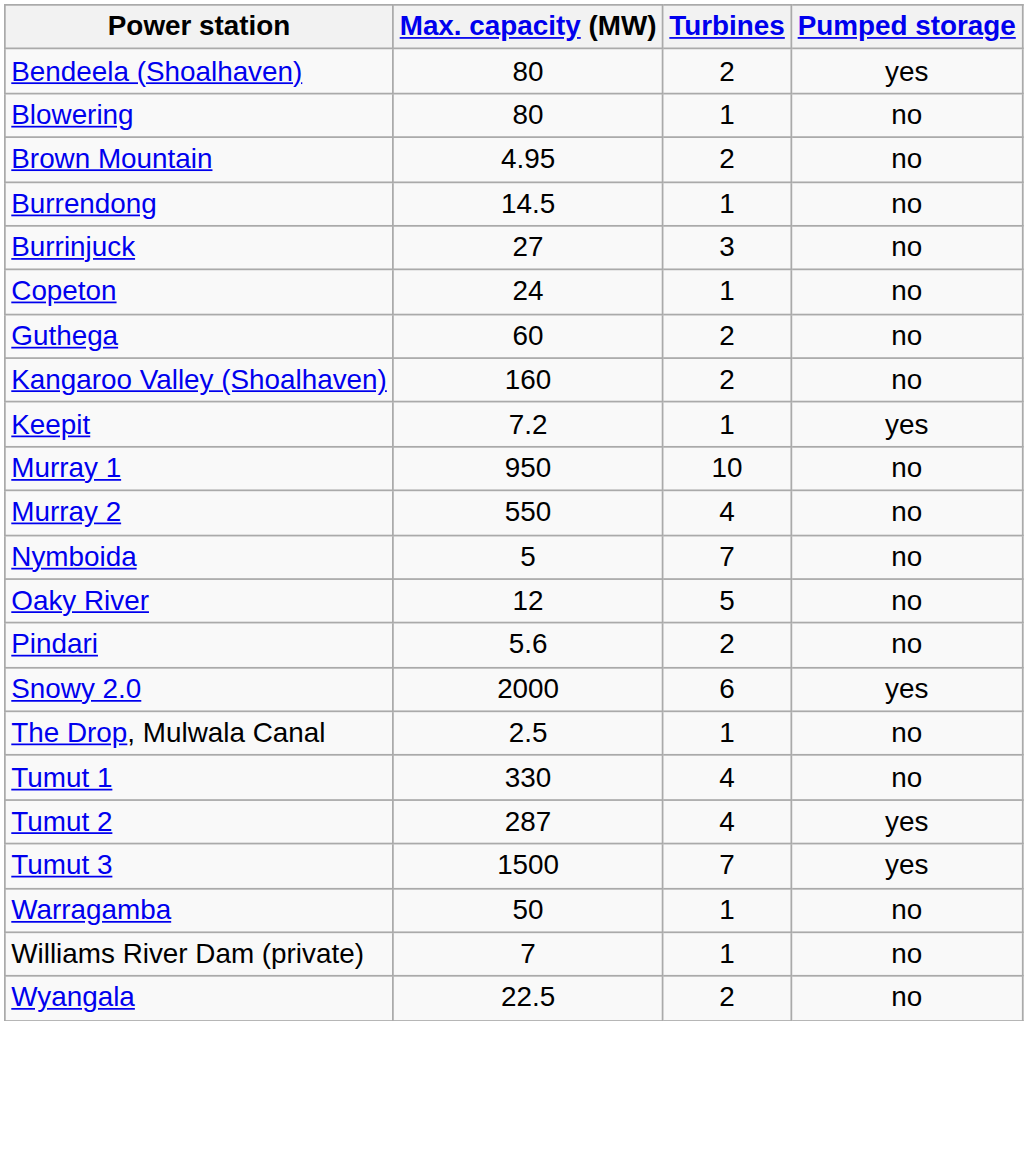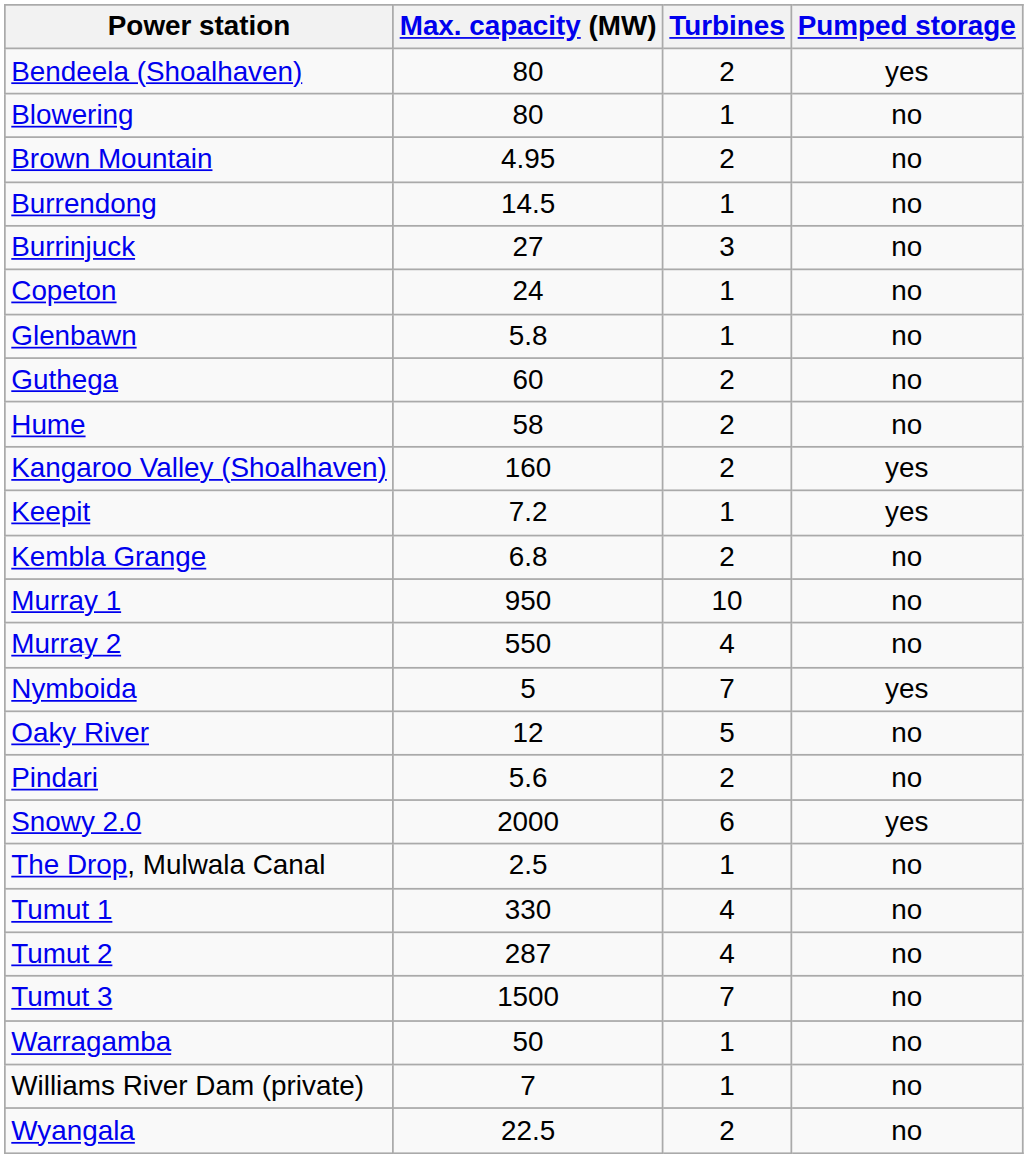+ row: (74, 335)
+ row: (48, 423)
(907, 379) no -> (907, 468) yes
+ row: (109, 556)
(907, 556) no -> (907, 688) yes
(907, 821) yes -> (907, 953) no
(907, 865) yes -> (907, 997) no
